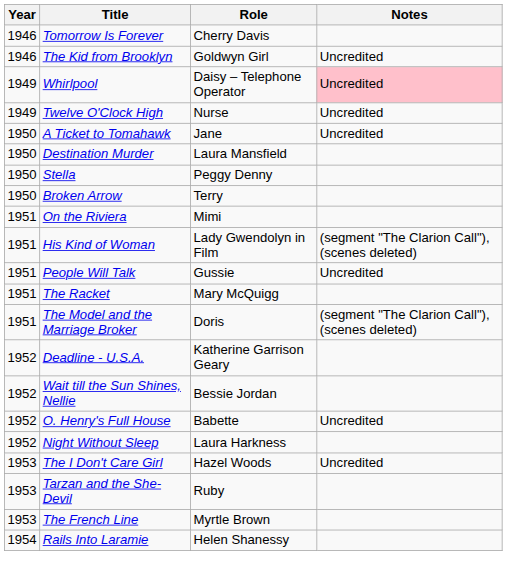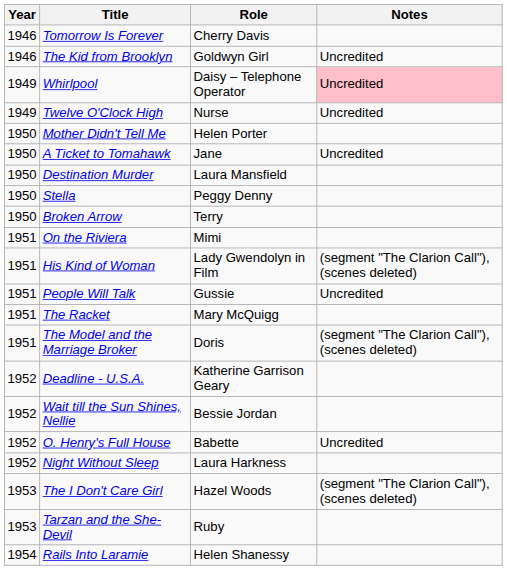+ row: (104, 133)
(352, 463) Uncredited -> (405, 491) (segment "The Clarion Call"), (scenes deleted)
- row: (90, 519)
